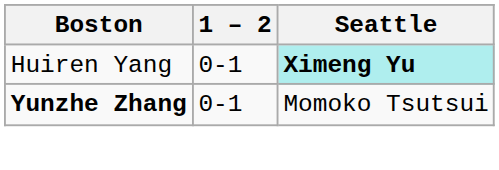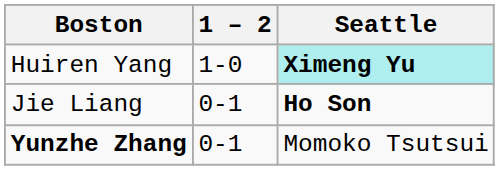(220, 65) 0-1 -> (220, 65) 1-0
+ row: (77, 105)
